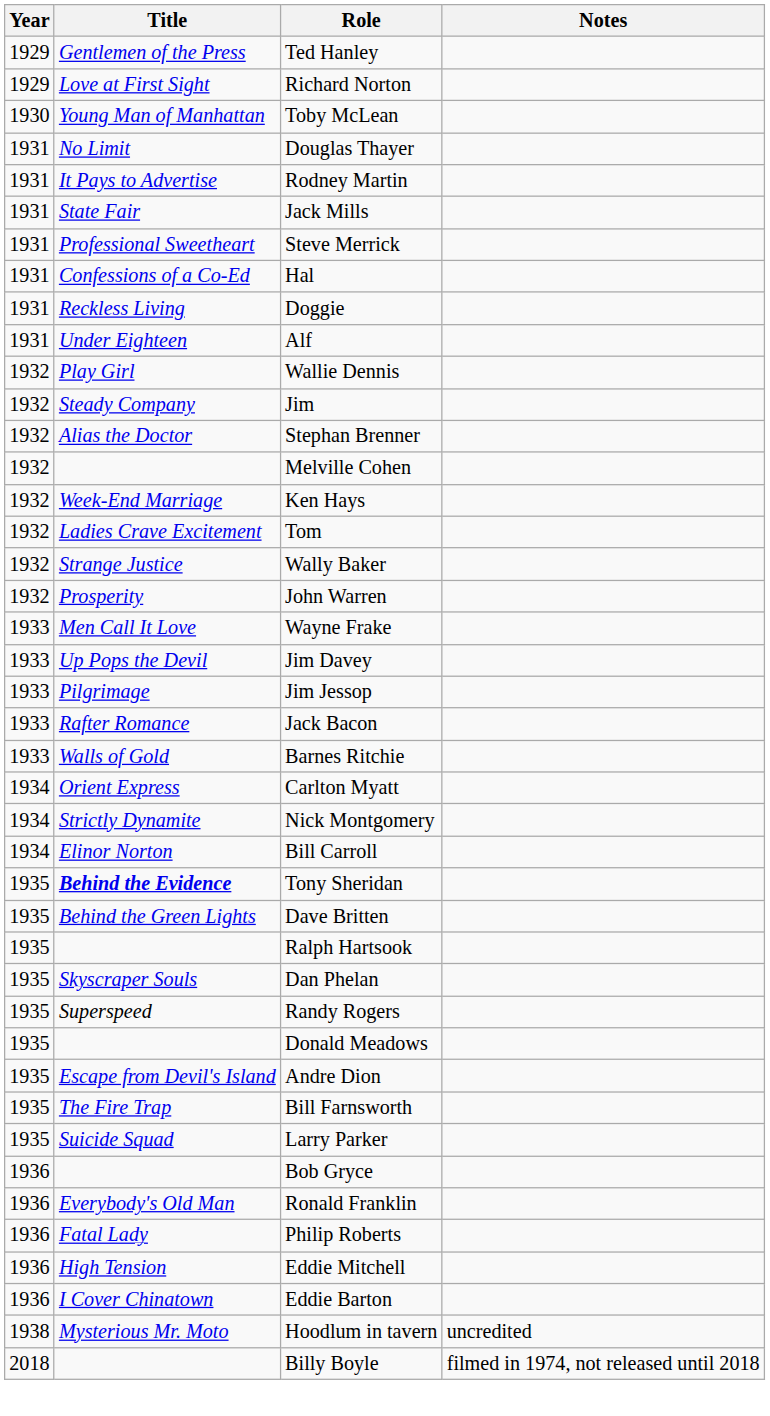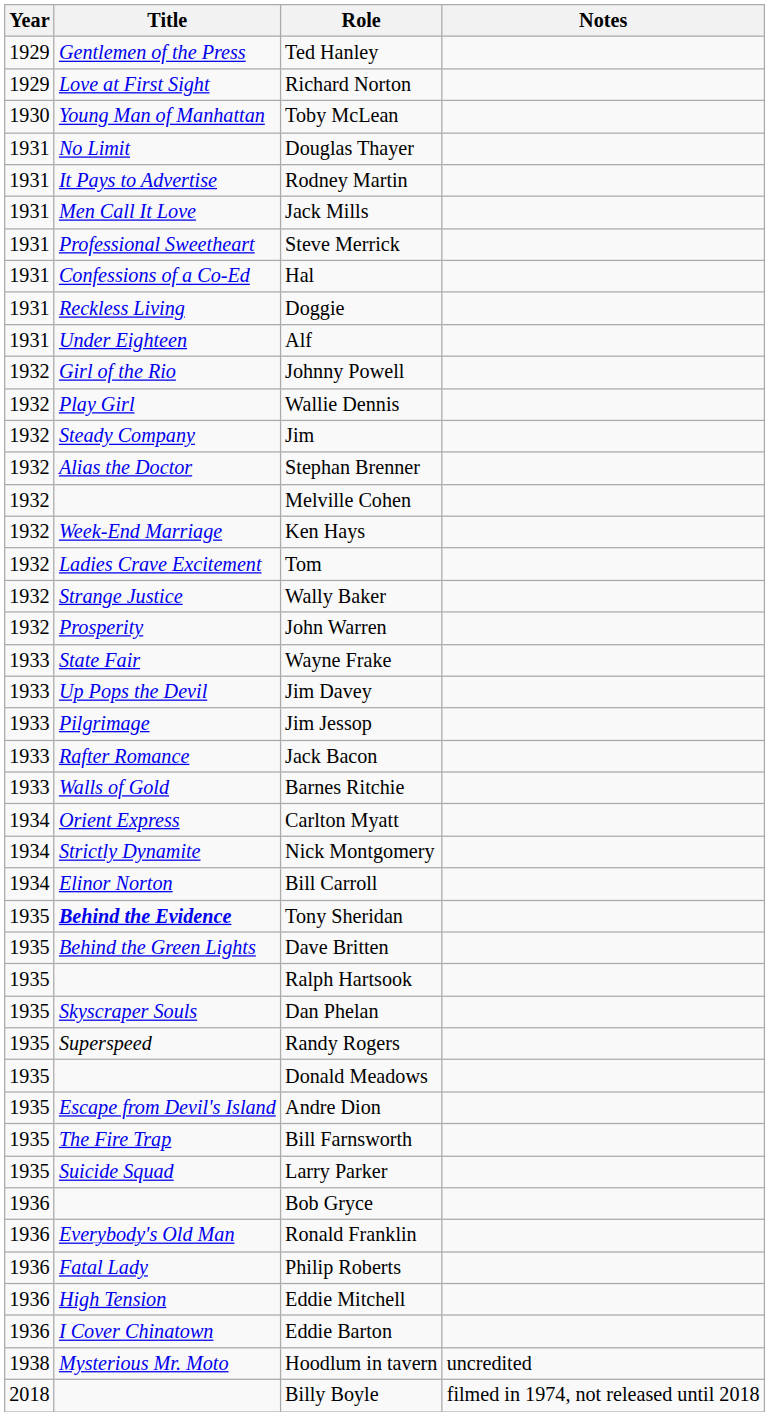(99, 212) State Fair -> (127, 212) Men Call It Love
+ row: (345, 372)
(127, 627) Men Call It Love -> (99, 659) State Fair
